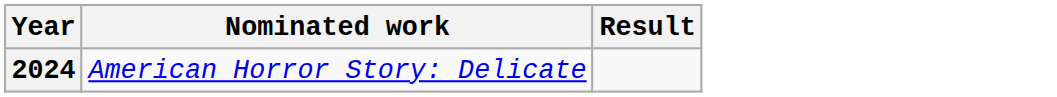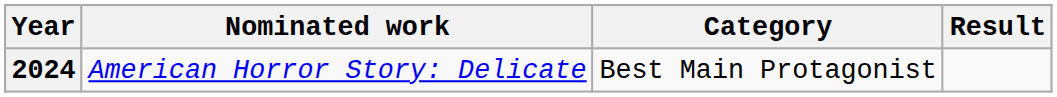+ column: (768, 27)
